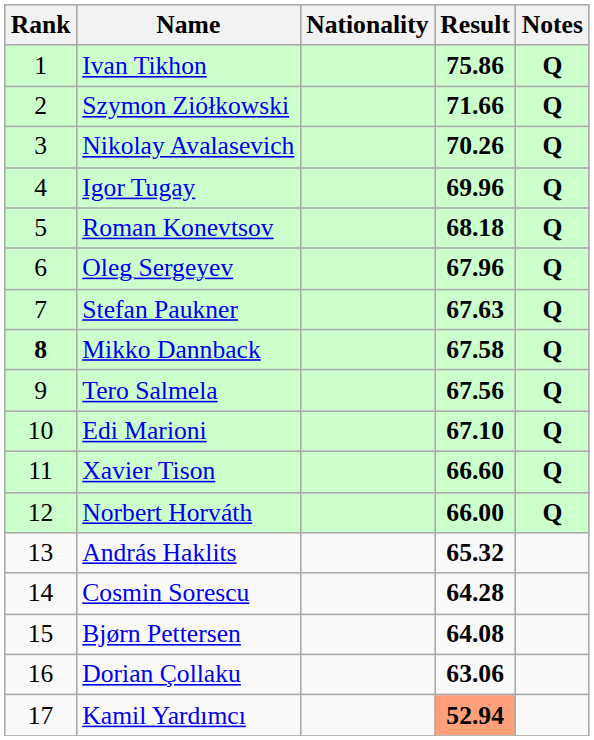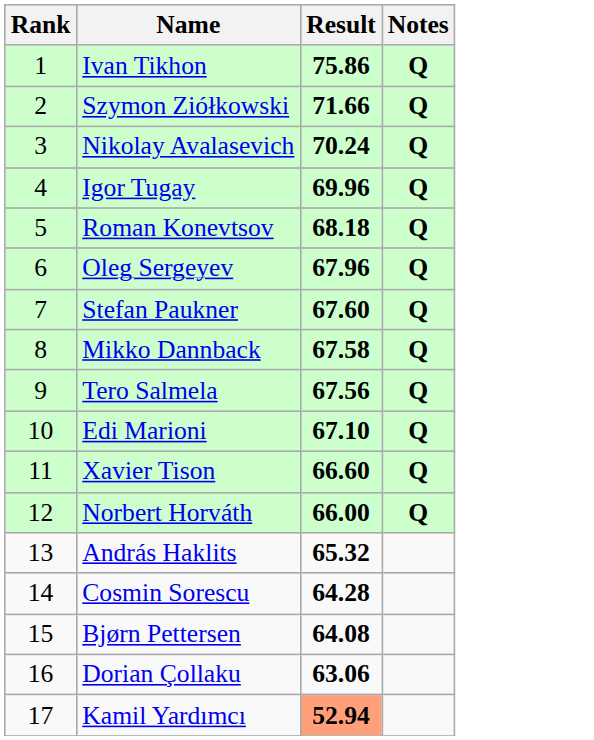- column: (367, 24)
(475, 146) 70.26 -> (341, 146) 70.24
(475, 308) 67.63 -> (341, 308) 67.60
(41, 349) bold -> (41, 349) normal
